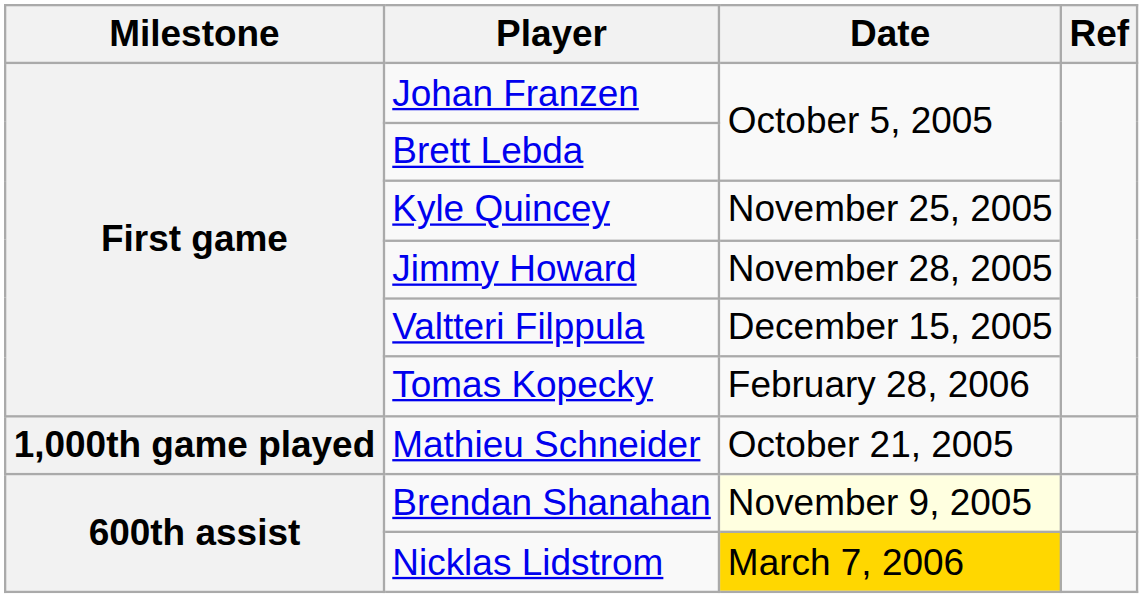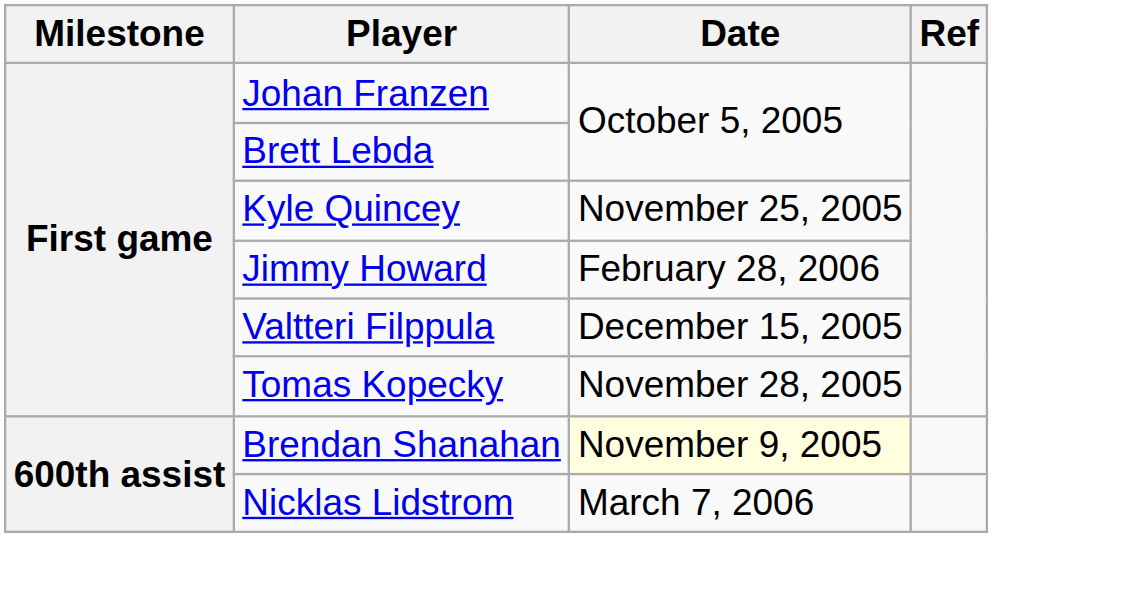(890, 268) November 28, 2005 -> (729, 268) February 28, 2006
(879, 385) February 28, 2006 -> (740, 385) November 28, 2005
- row: (546, 444)
(846, 561) gold background -> (696, 502) no background
